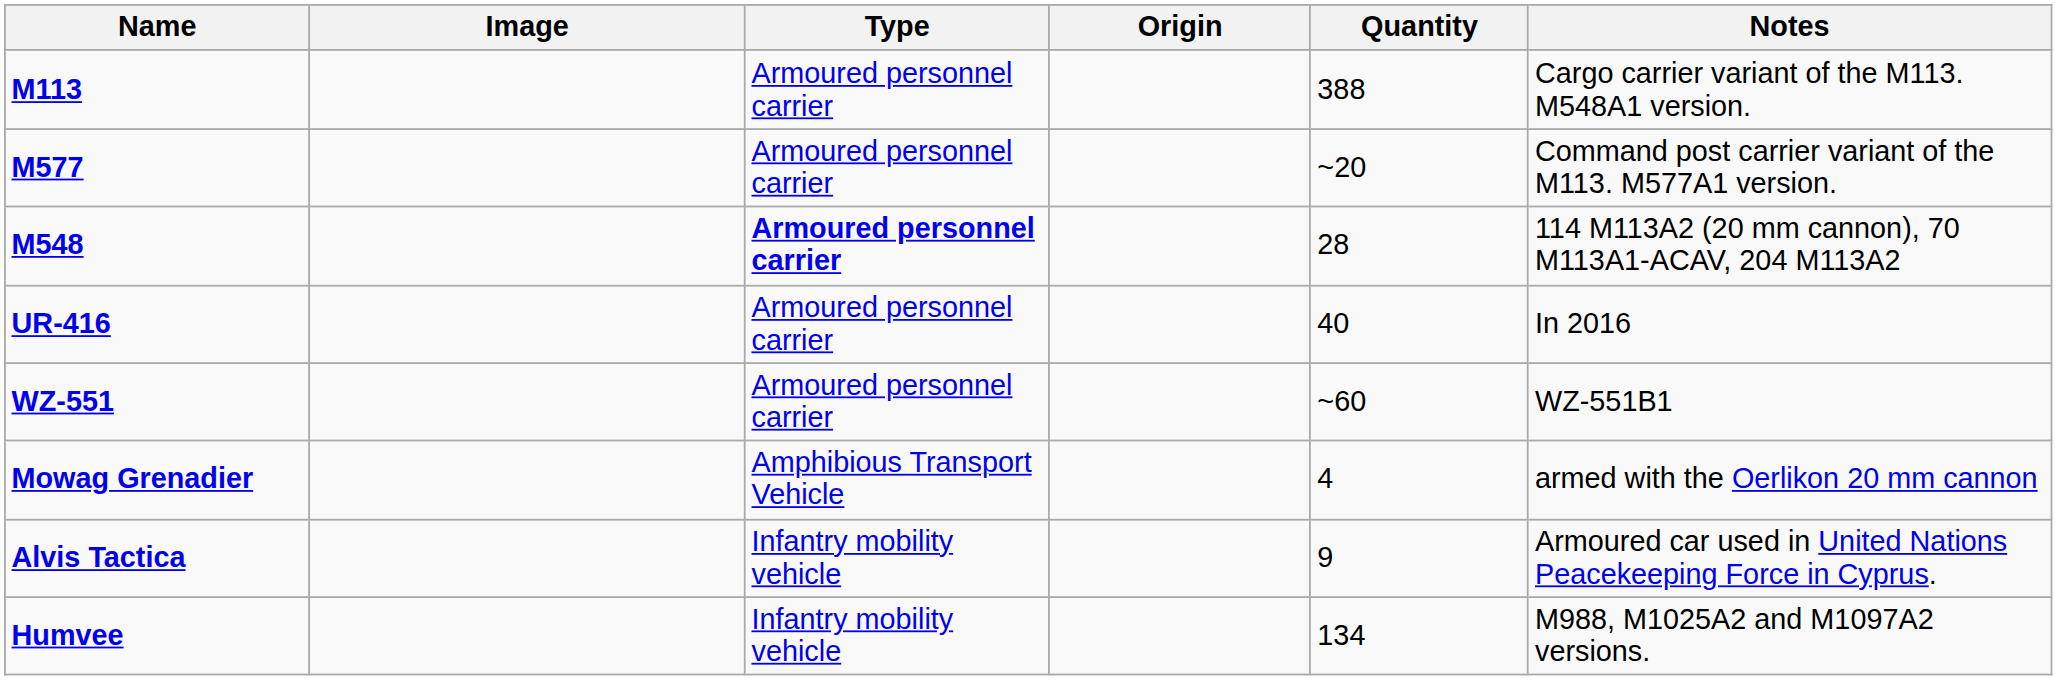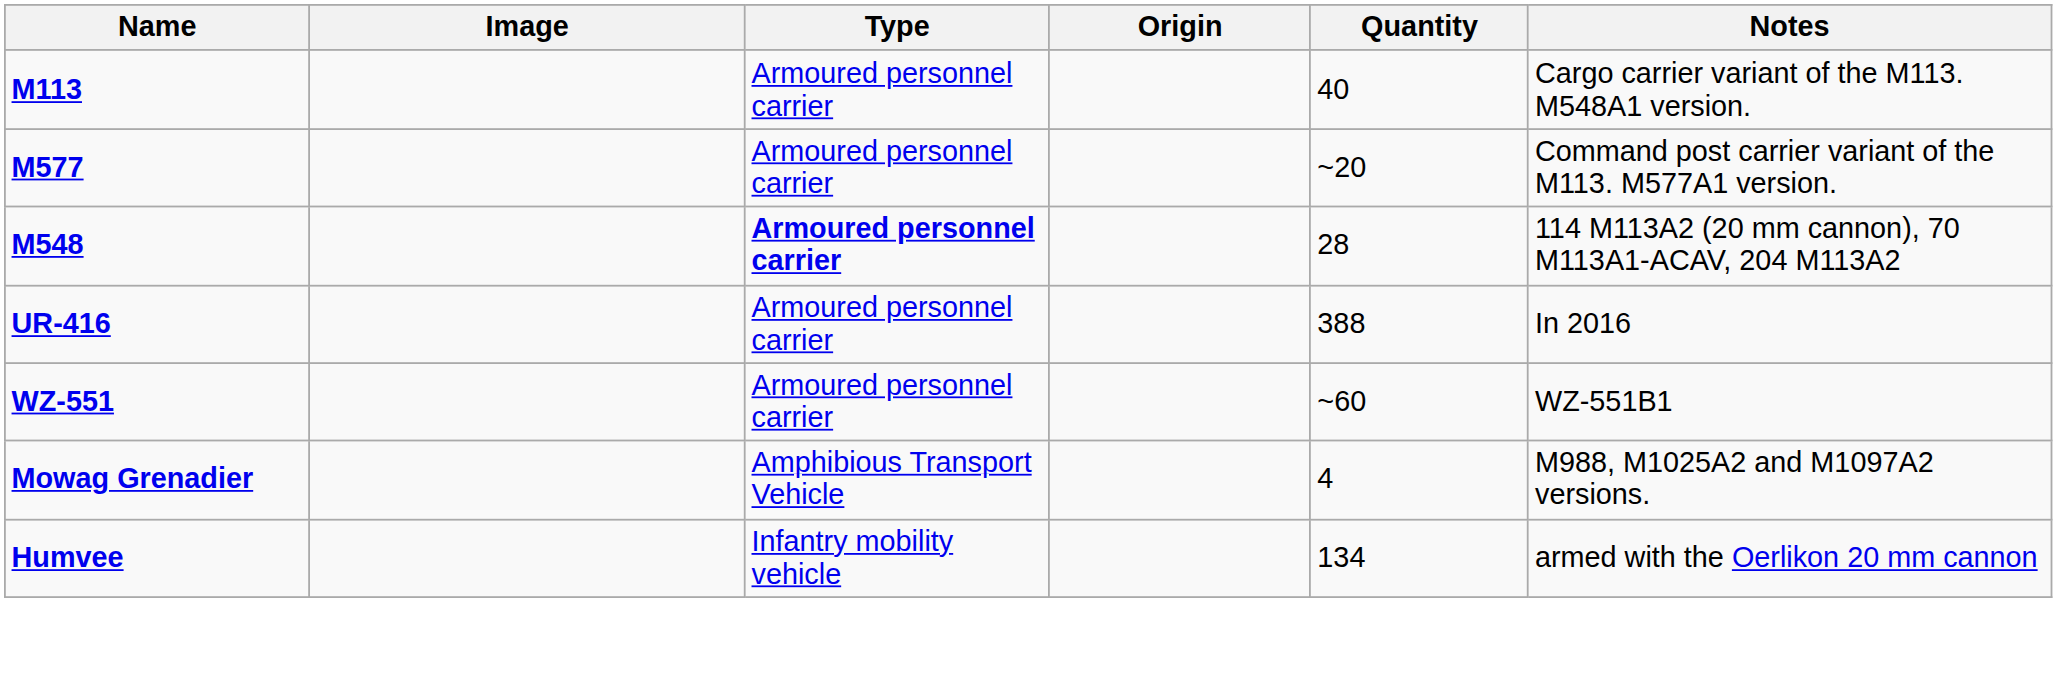(1341, 89) 388 -> (1333, 89) 40
(1333, 323) 40 -> (1341, 323) 388
(1786, 479) armed with the Oerlikon 20 mm cannon -> (1734, 479) M988, M1025A2 and M1097A2 versions.
- row: (99, 557)
(1734, 635) M988, M1025A2 and M1097A2 versions. -> (1786, 557) armed with the Oerlikon 20 mm cannon
